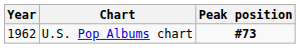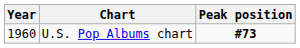(22, 34) 1962 -> (22, 34) 1960
